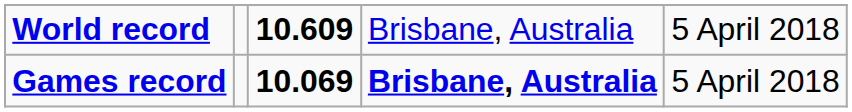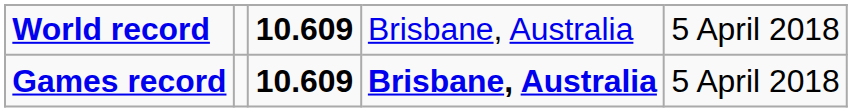(305, 80) 10.069 -> (305, 80) 10.609
